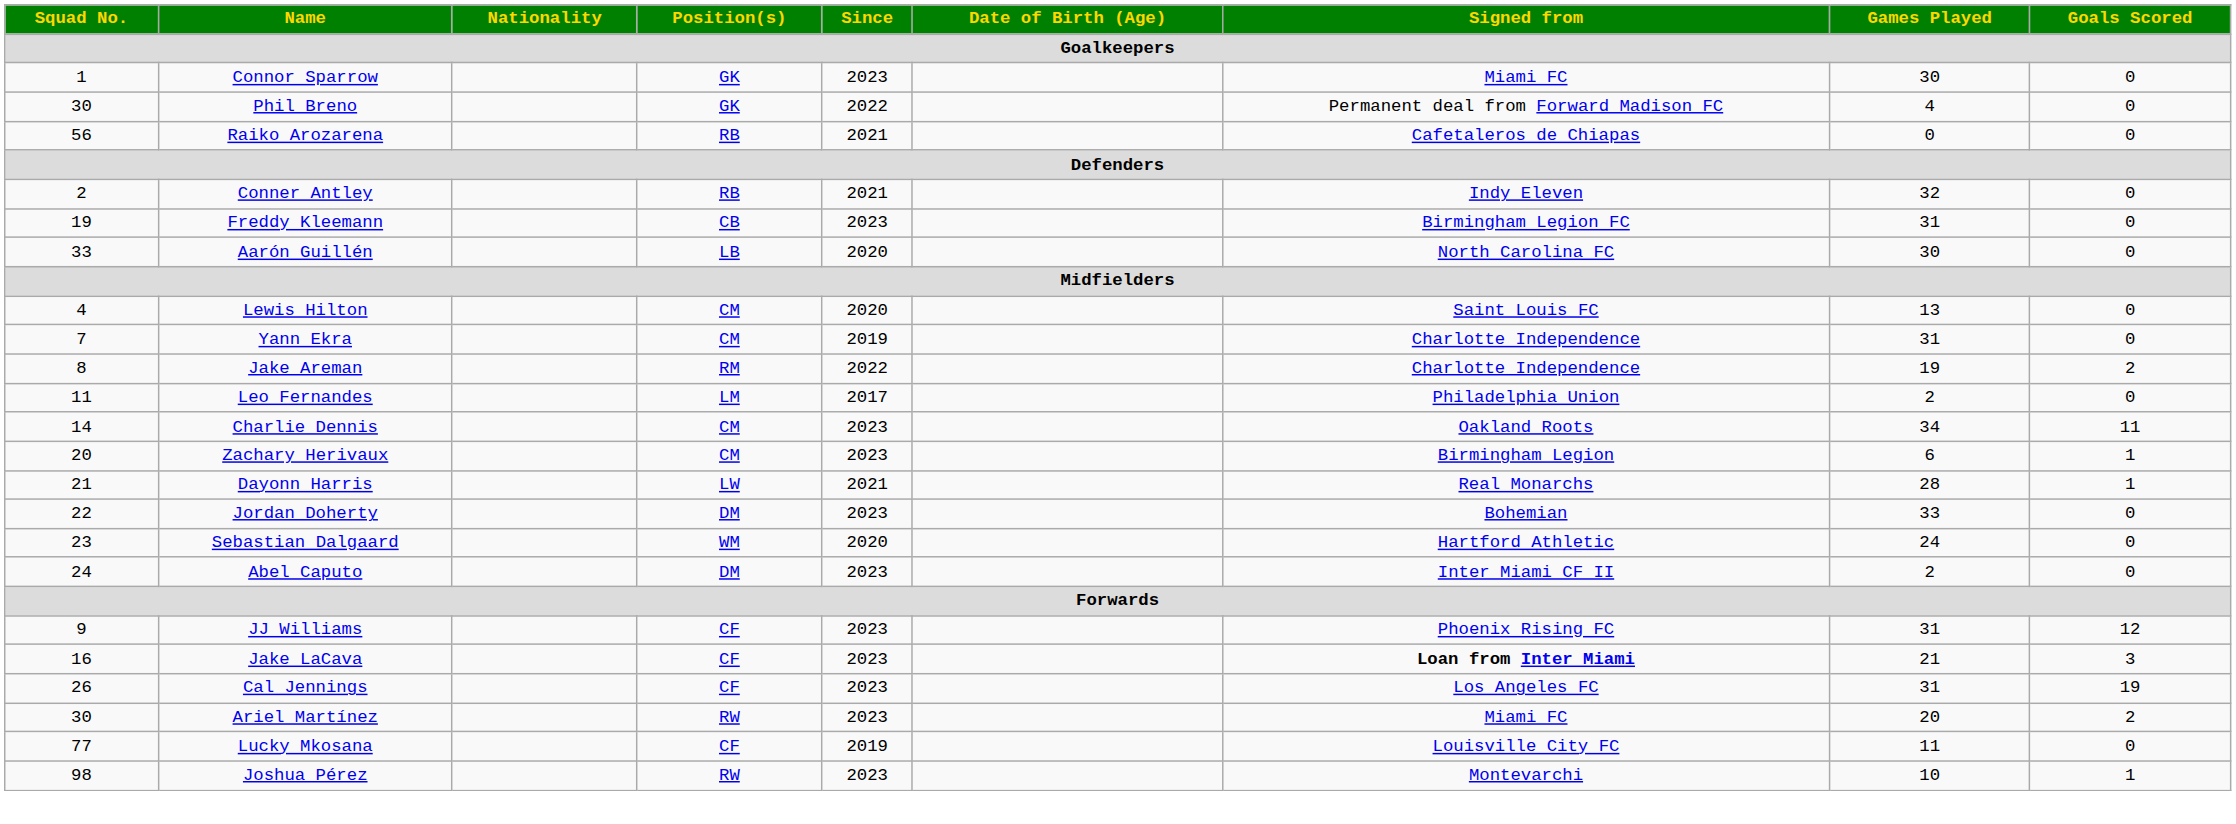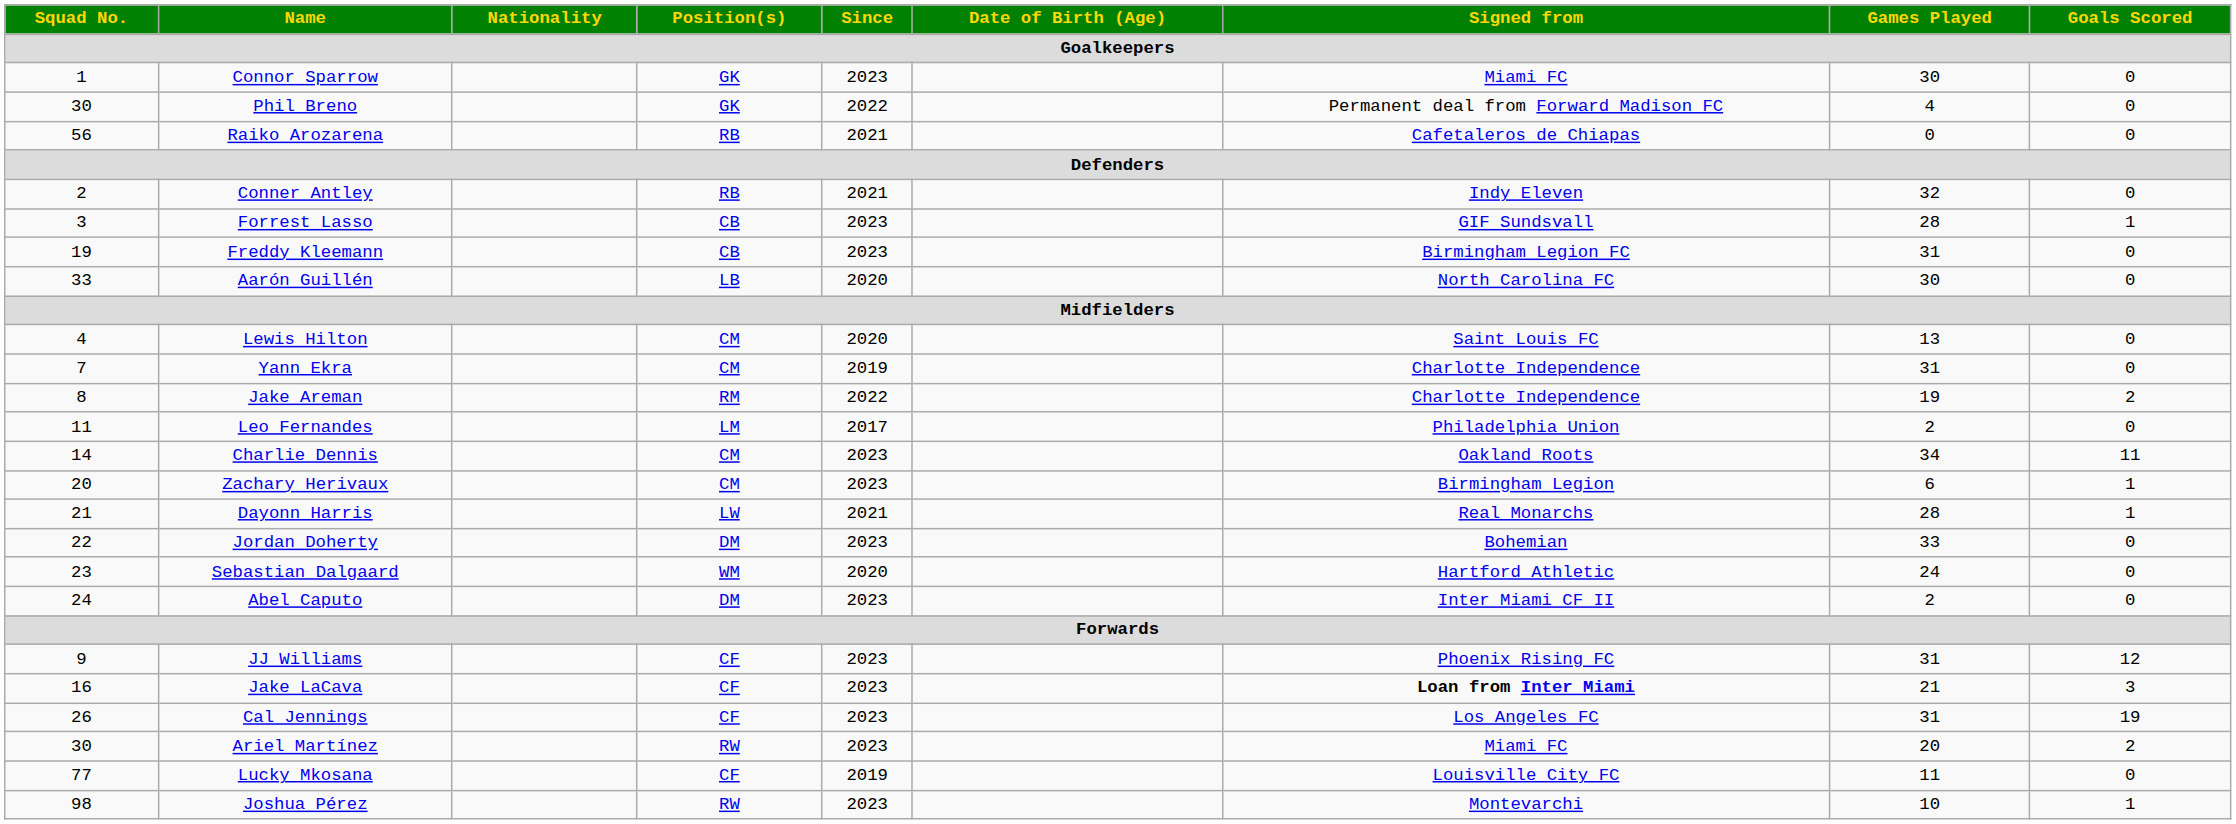+ row: (305, 223)
